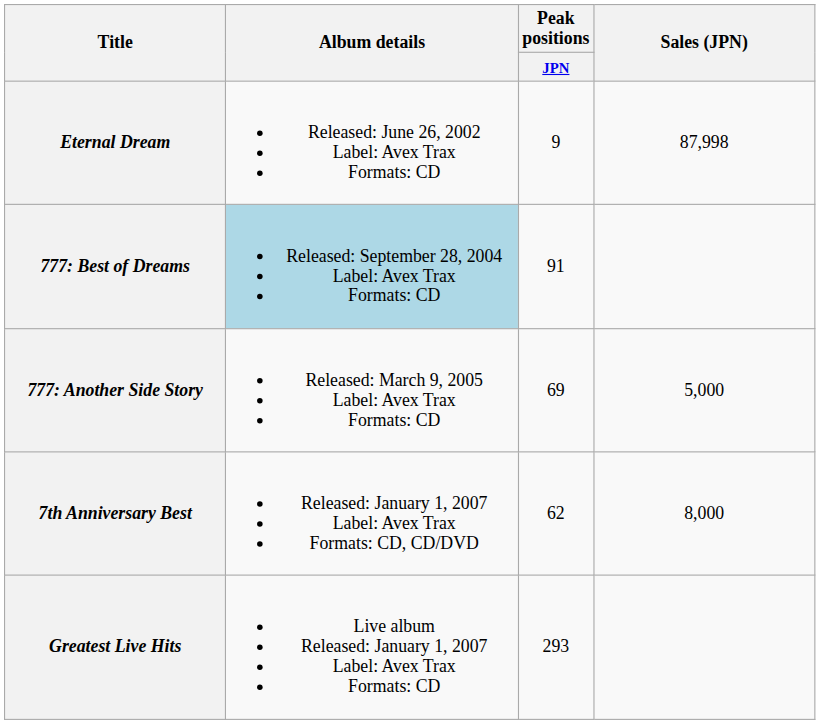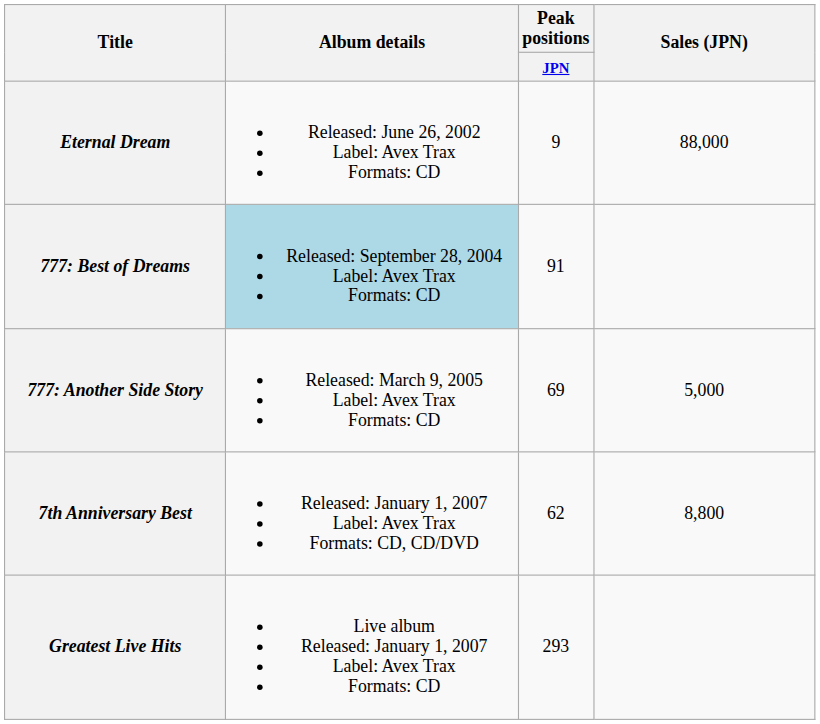(704, 142) 87,998 -> (704, 142) 88,000
(704, 513) 8,000 -> (704, 513) 8,800
